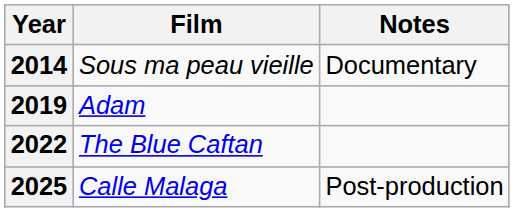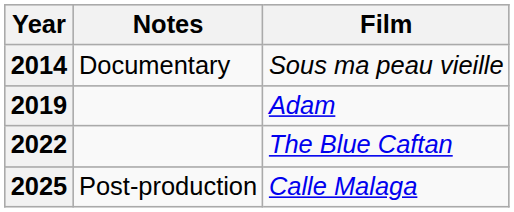columns swapped: (196, 24) <-> (415, 24)
